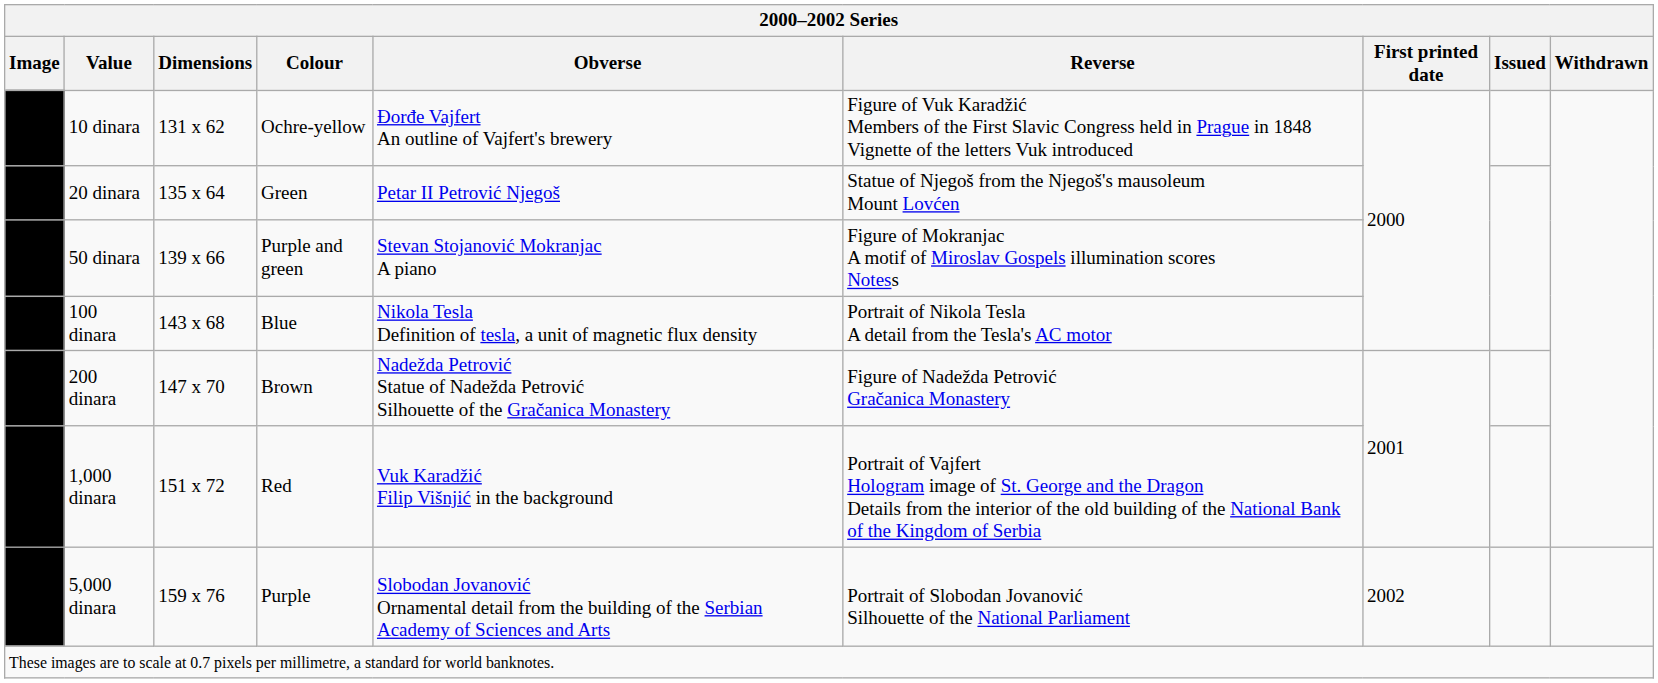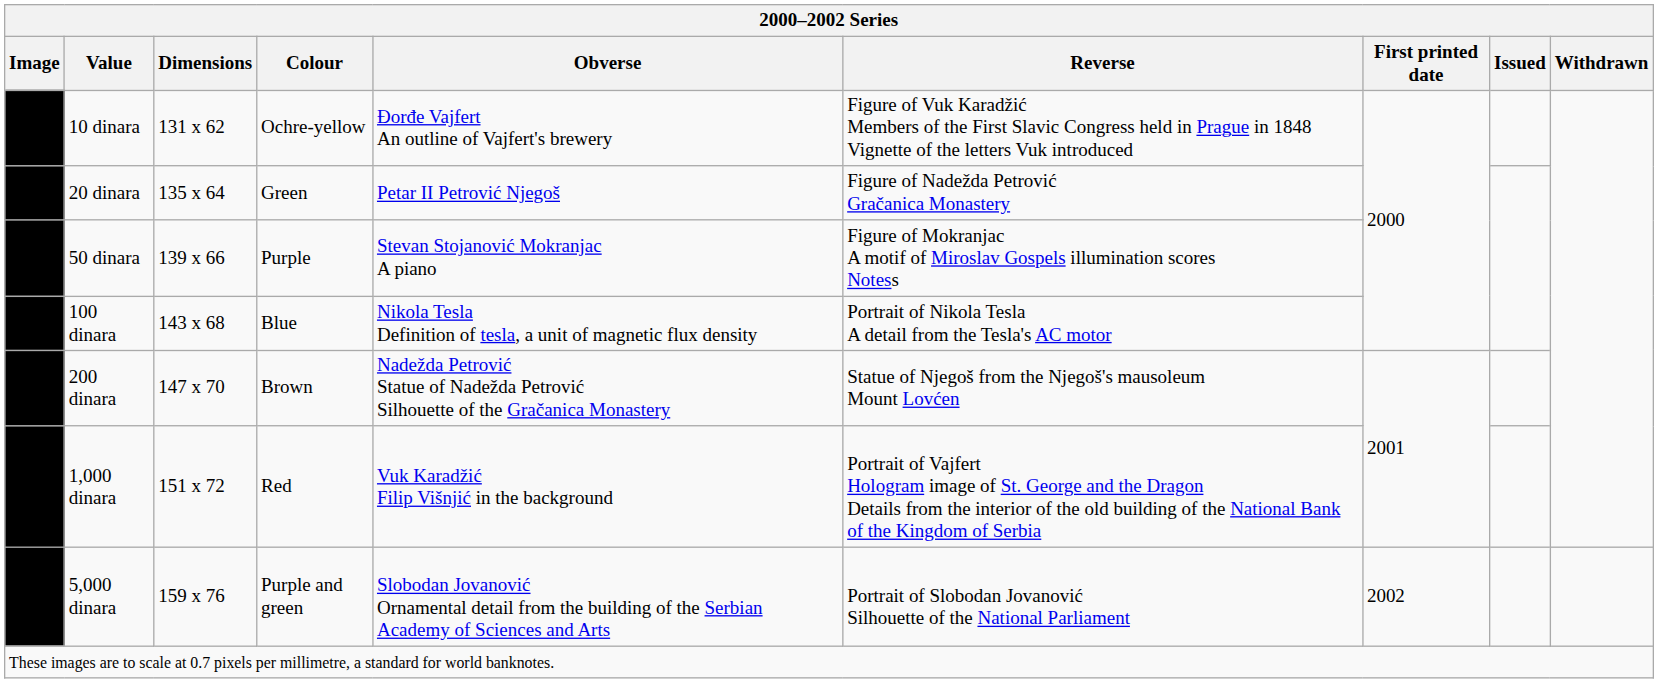(1026, 193) Statue of Njegoš from the Njegoš's mausoleum Mount Lovćen -> (952, 193) Figure of Nadežda Petrović Gračanica Monastery
(302, 258) Purple and green -> (286, 258) Purple
(952, 388) Figure of Nadežda Petrović Gračanica Monastery -> (1026, 388) Statue of Njegoš from the Njegoš's mausoleum Mount Lovćen
(286, 596) Purple -> (302, 596) Purple and green
